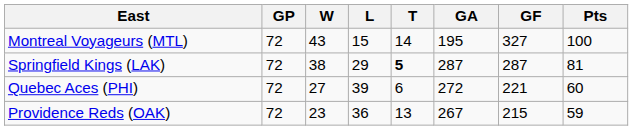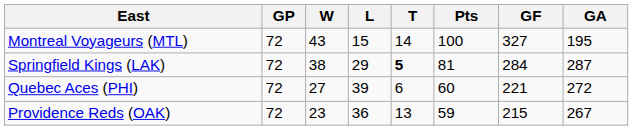columns swapped: (595, 16) <-> (466, 16)
(515, 64) 287 -> (515, 64) 284
